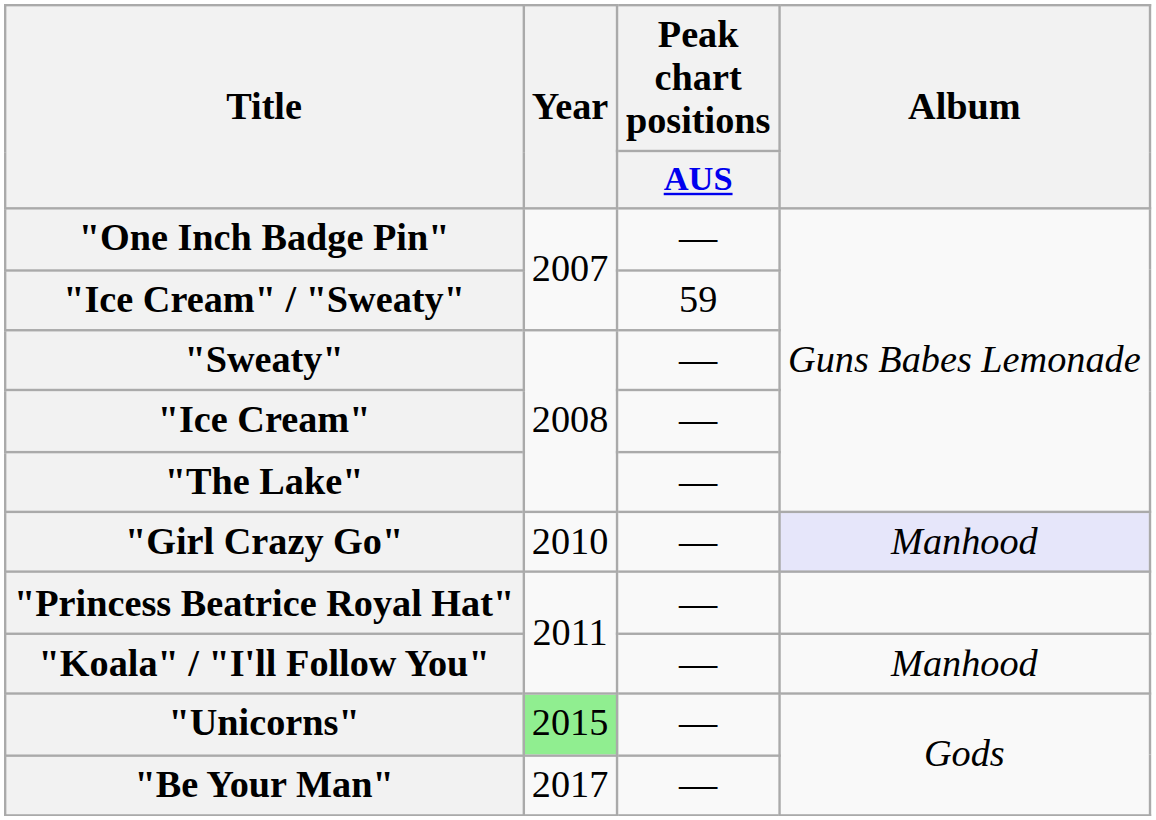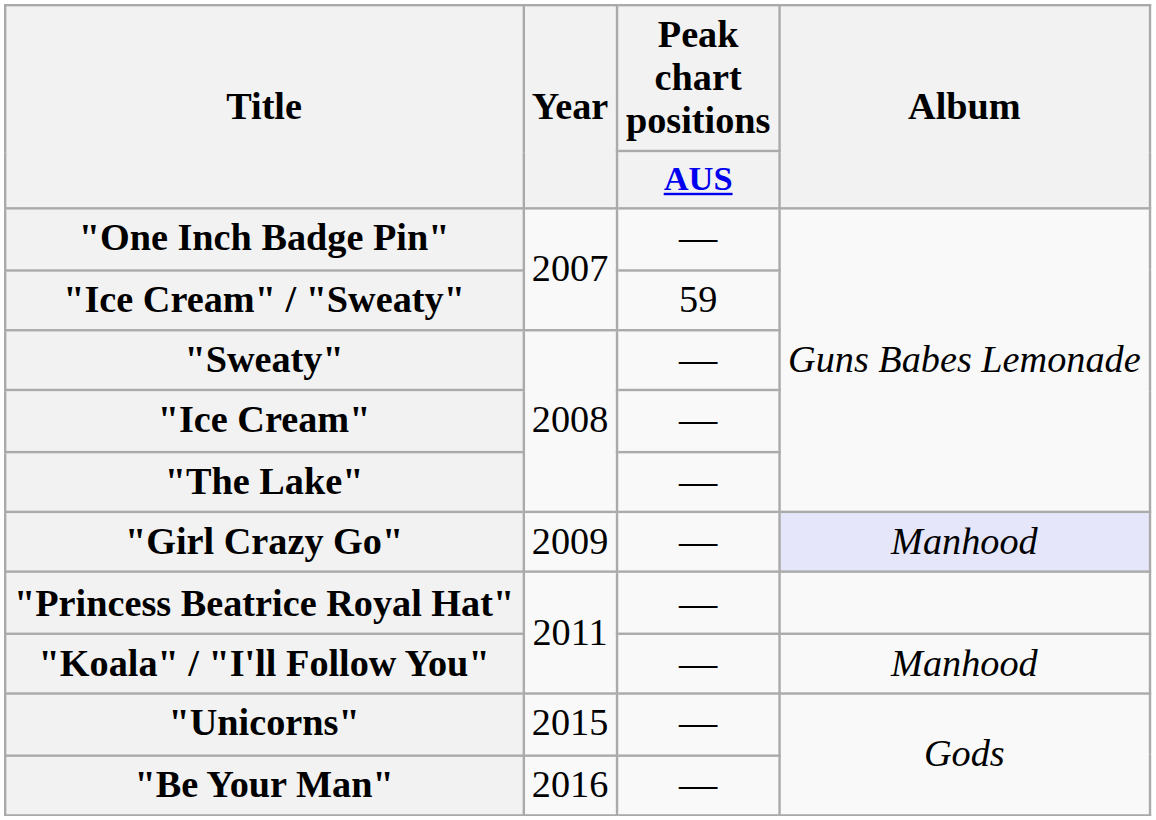(570, 541) 2010 -> (570, 541) 2009
(570, 723) lightgreen background -> (570, 723) no background
(570, 784) 2017 -> (570, 784) 2016
